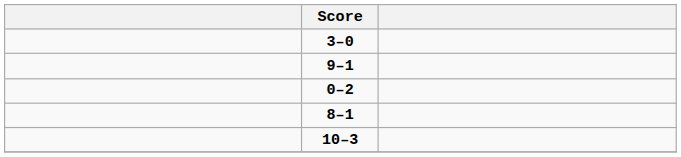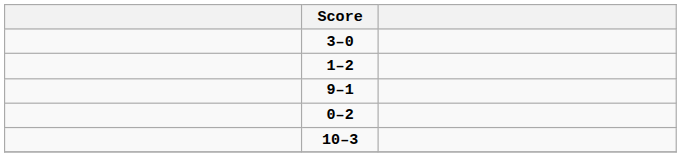+ row: (340, 66)
- row: (340, 115)
